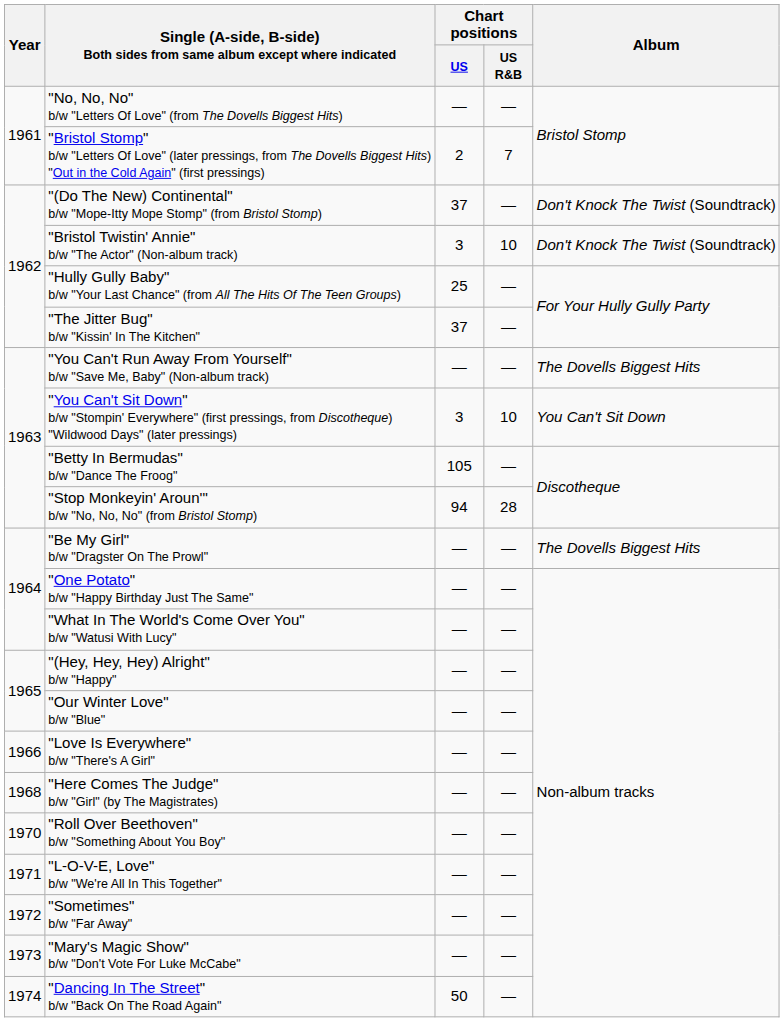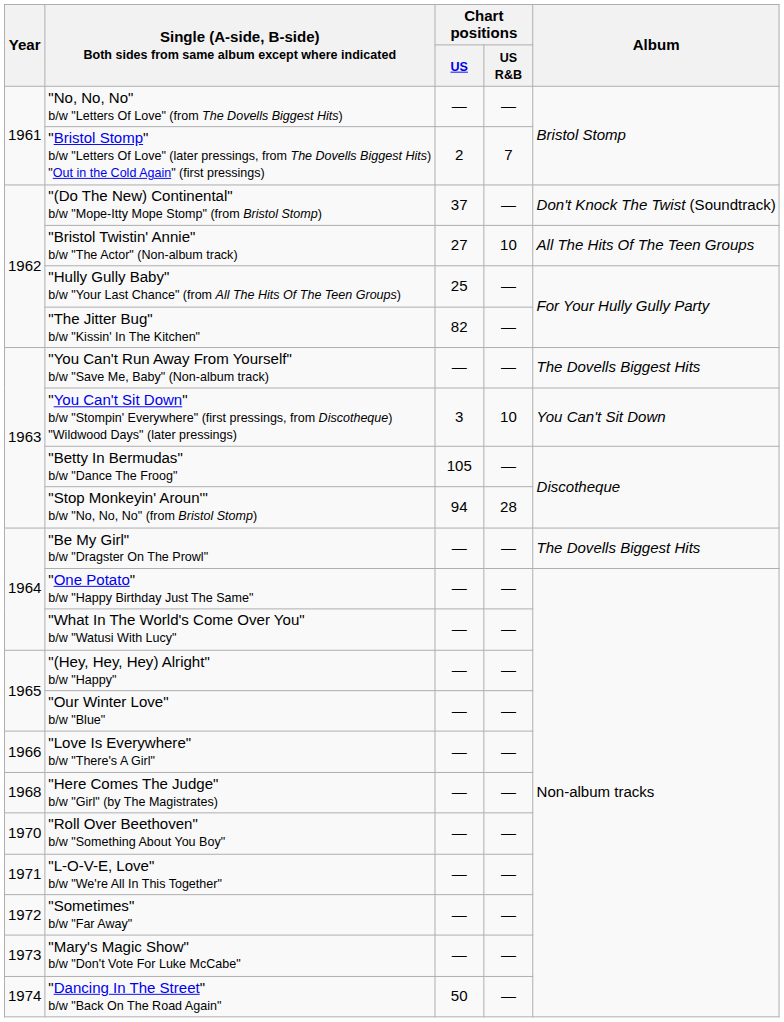(459, 245) 3 -> (459, 245) 27
(656, 245) Don't Knock The Twist (Soundtrack) -> (645, 245) All The Hits Of The Teen Groups
(459, 327) 37 -> (459, 327) 82
